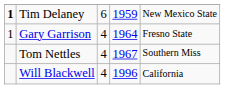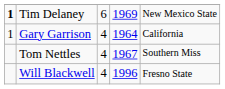(125, 14) 1959 -> (125, 14) 1969
(167, 34) Fresno State -> (163, 34) California
(163, 73) California -> (167, 73) Fresno State
